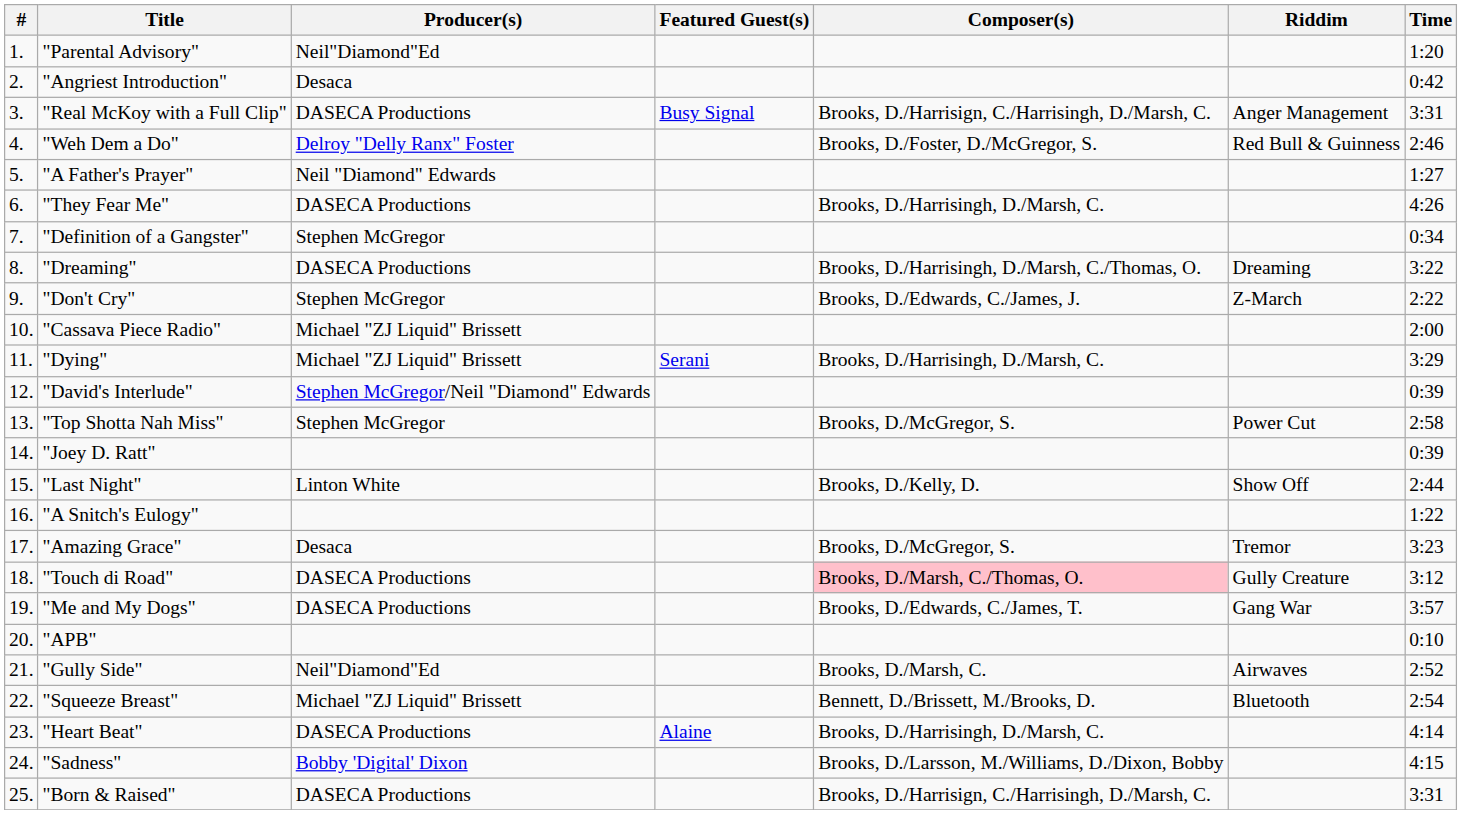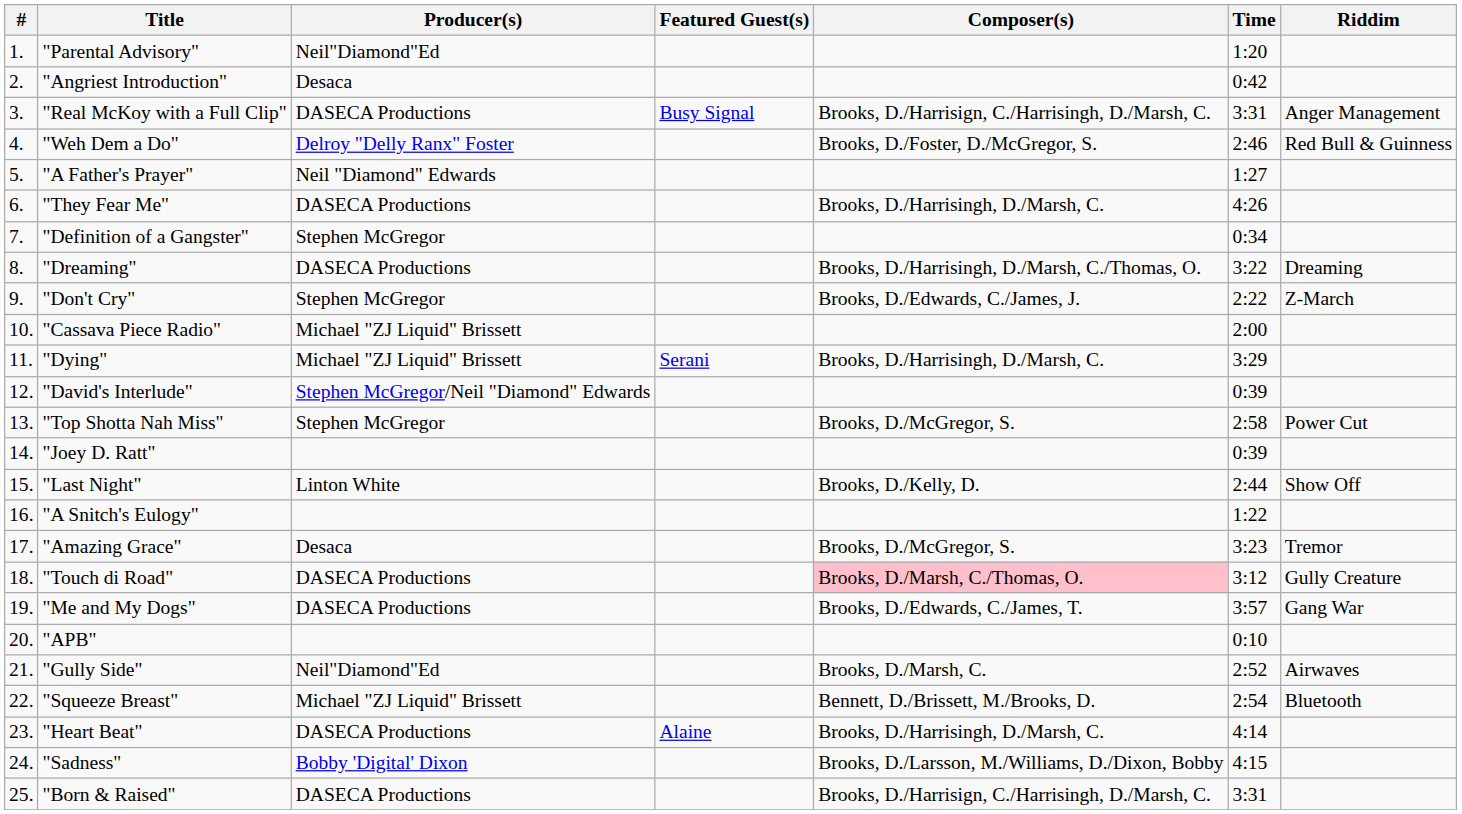columns swapped: (1431, 19) <-> (1316, 19)
